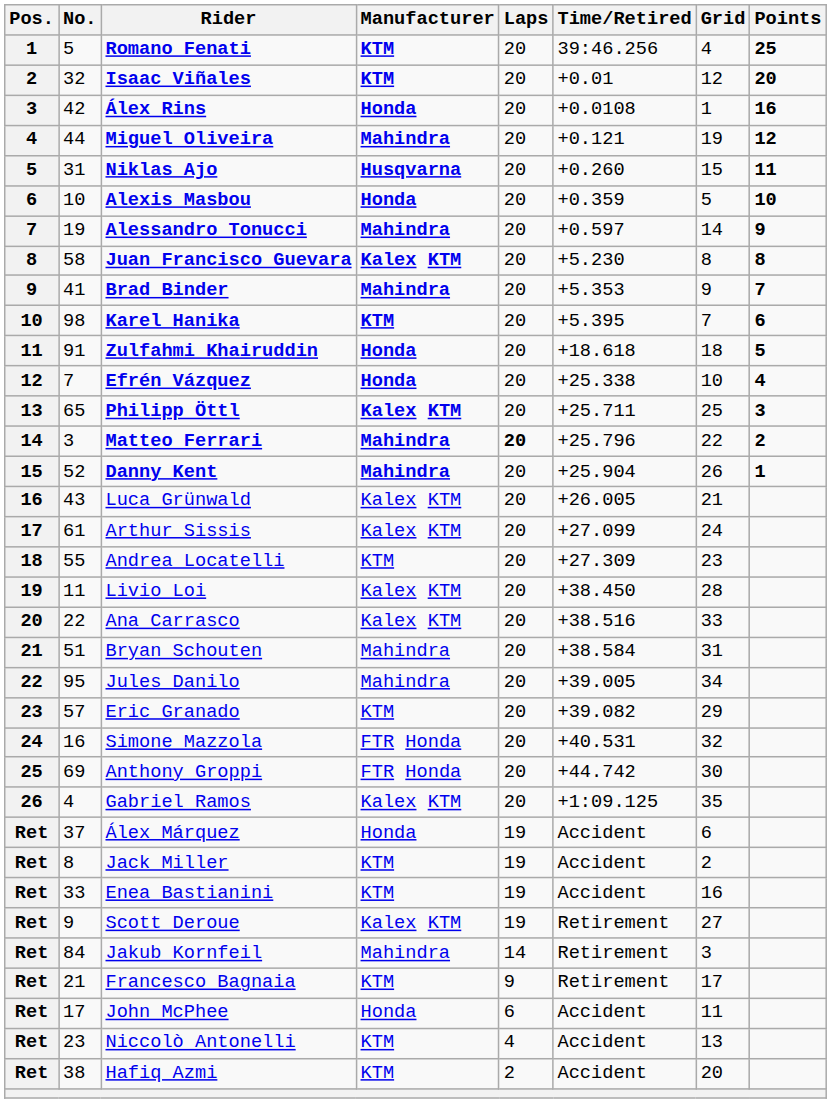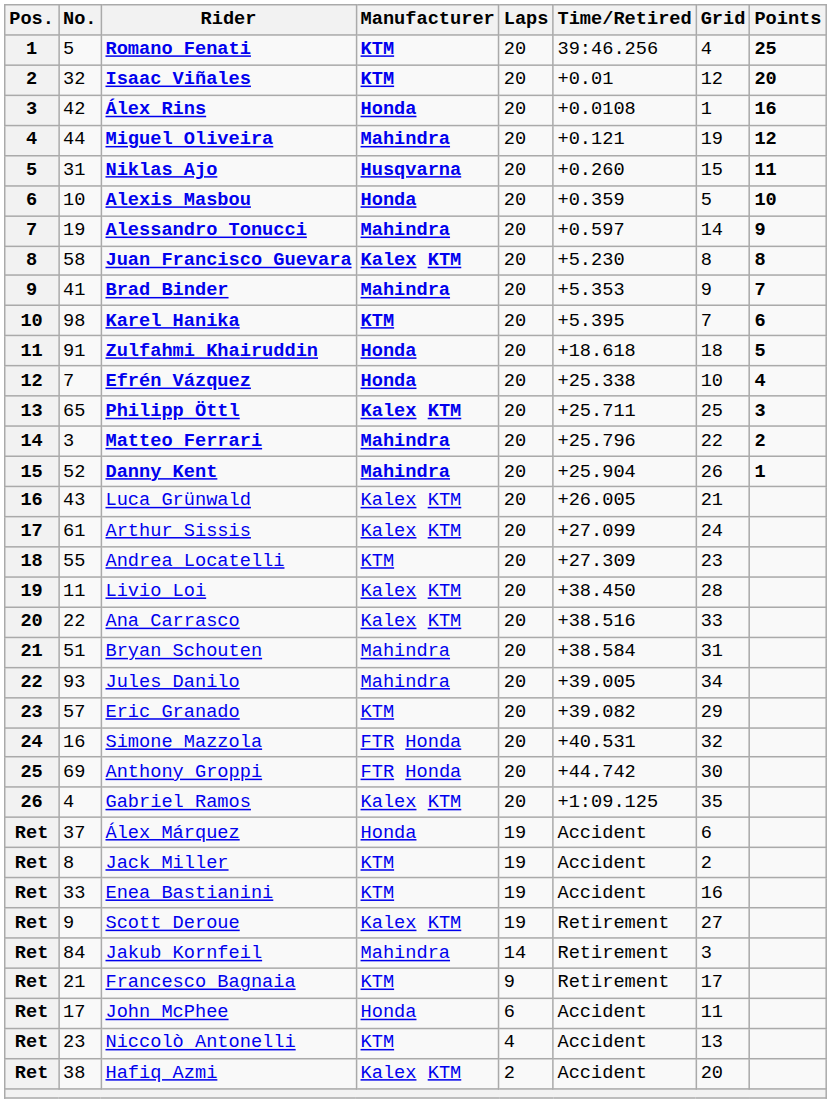(515, 442) bold -> (515, 442) normal
(74, 682) 95 -> (74, 682) 93
(377, 1074) KTM -> (411, 1074) Kalex KTM
